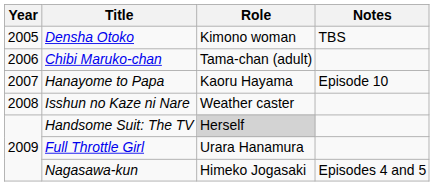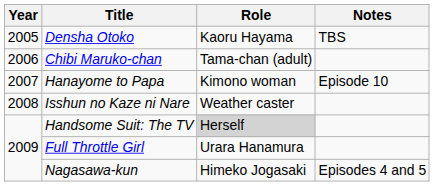(248, 37) Kimono woman -> (246, 37) Kaoru Hayama
(246, 81) Kaoru Hayama -> (248, 81) Kimono woman
